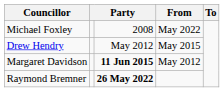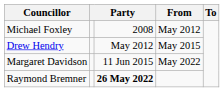(179, 29) May 2022 -> (179, 29) May 2012
(127, 62) bold -> (128, 62) normal
(179, 62) May 2012 -> (179, 62) May 2022
